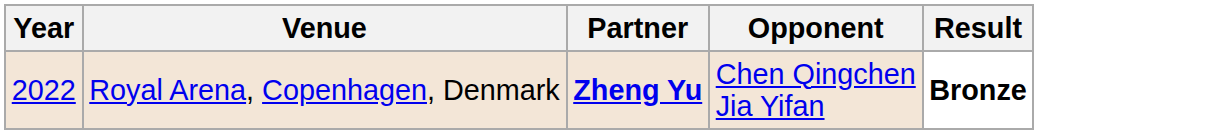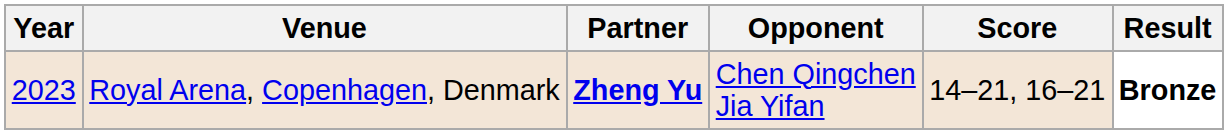+ column: (1017, 28)
(44, 90) 2022 -> (44, 90) 2023
